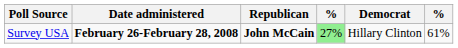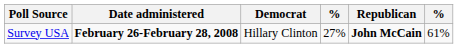columns swapped: (385, 14) <-> (279, 14)
(331, 33) lightgreen background -> (334, 33) no background
